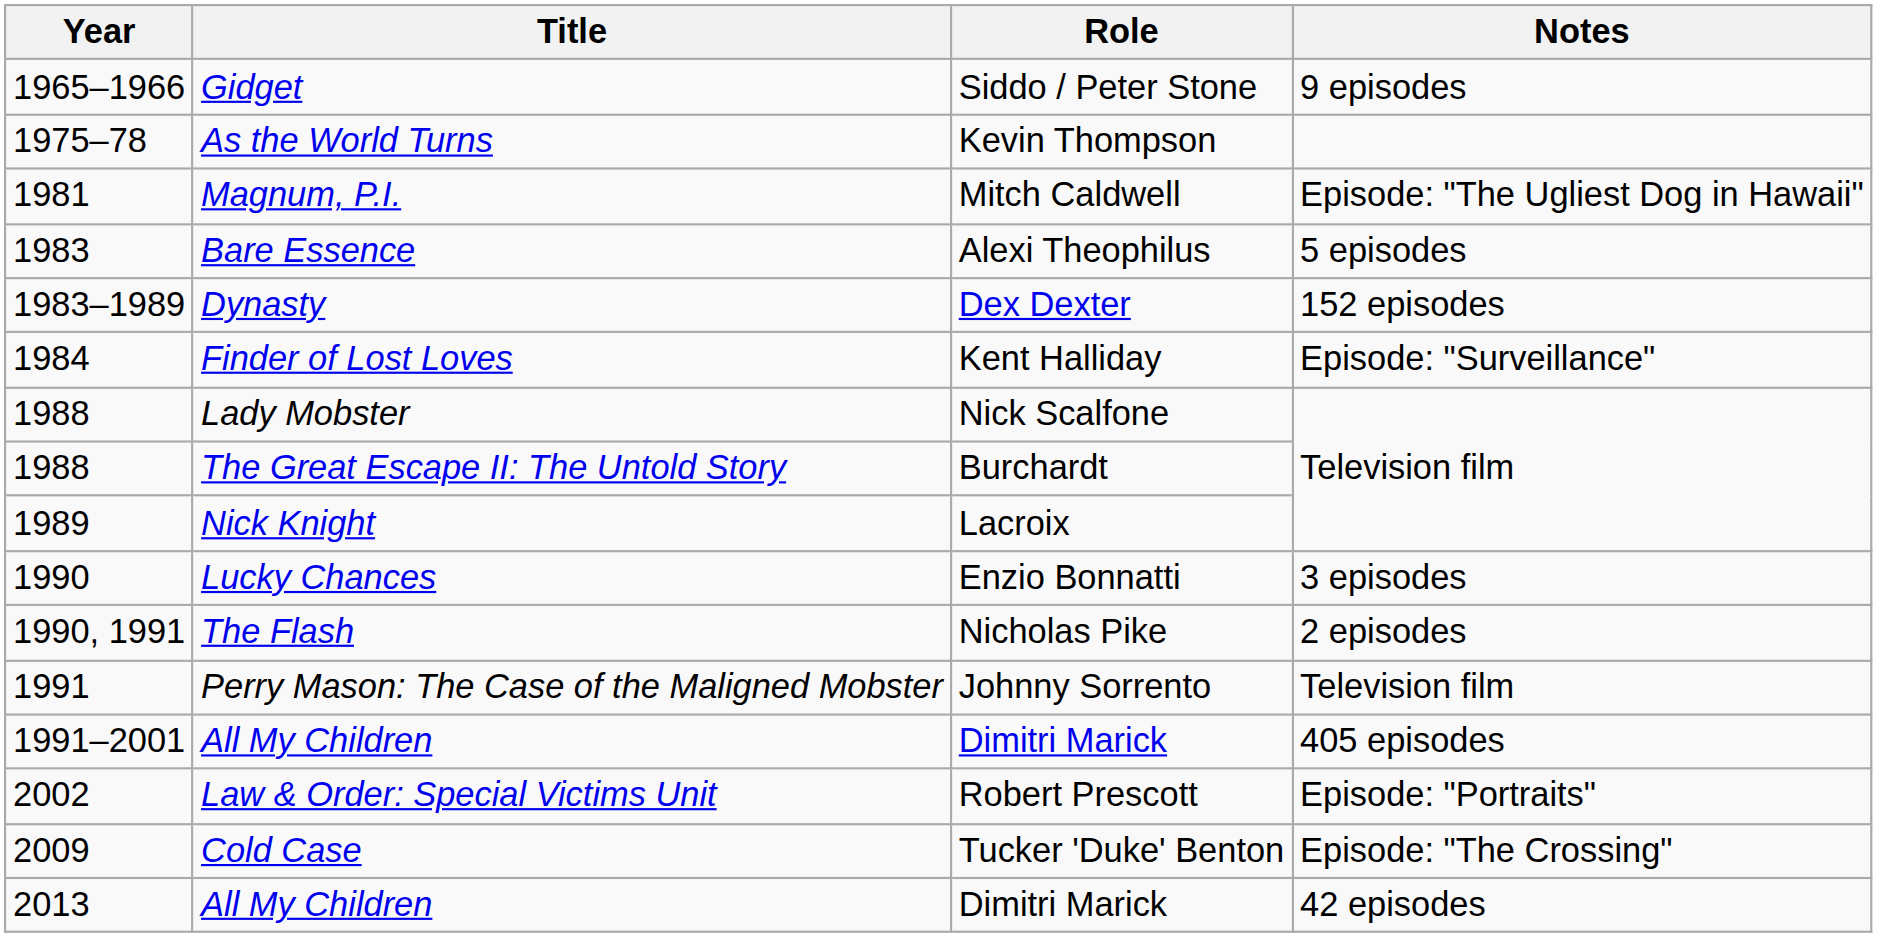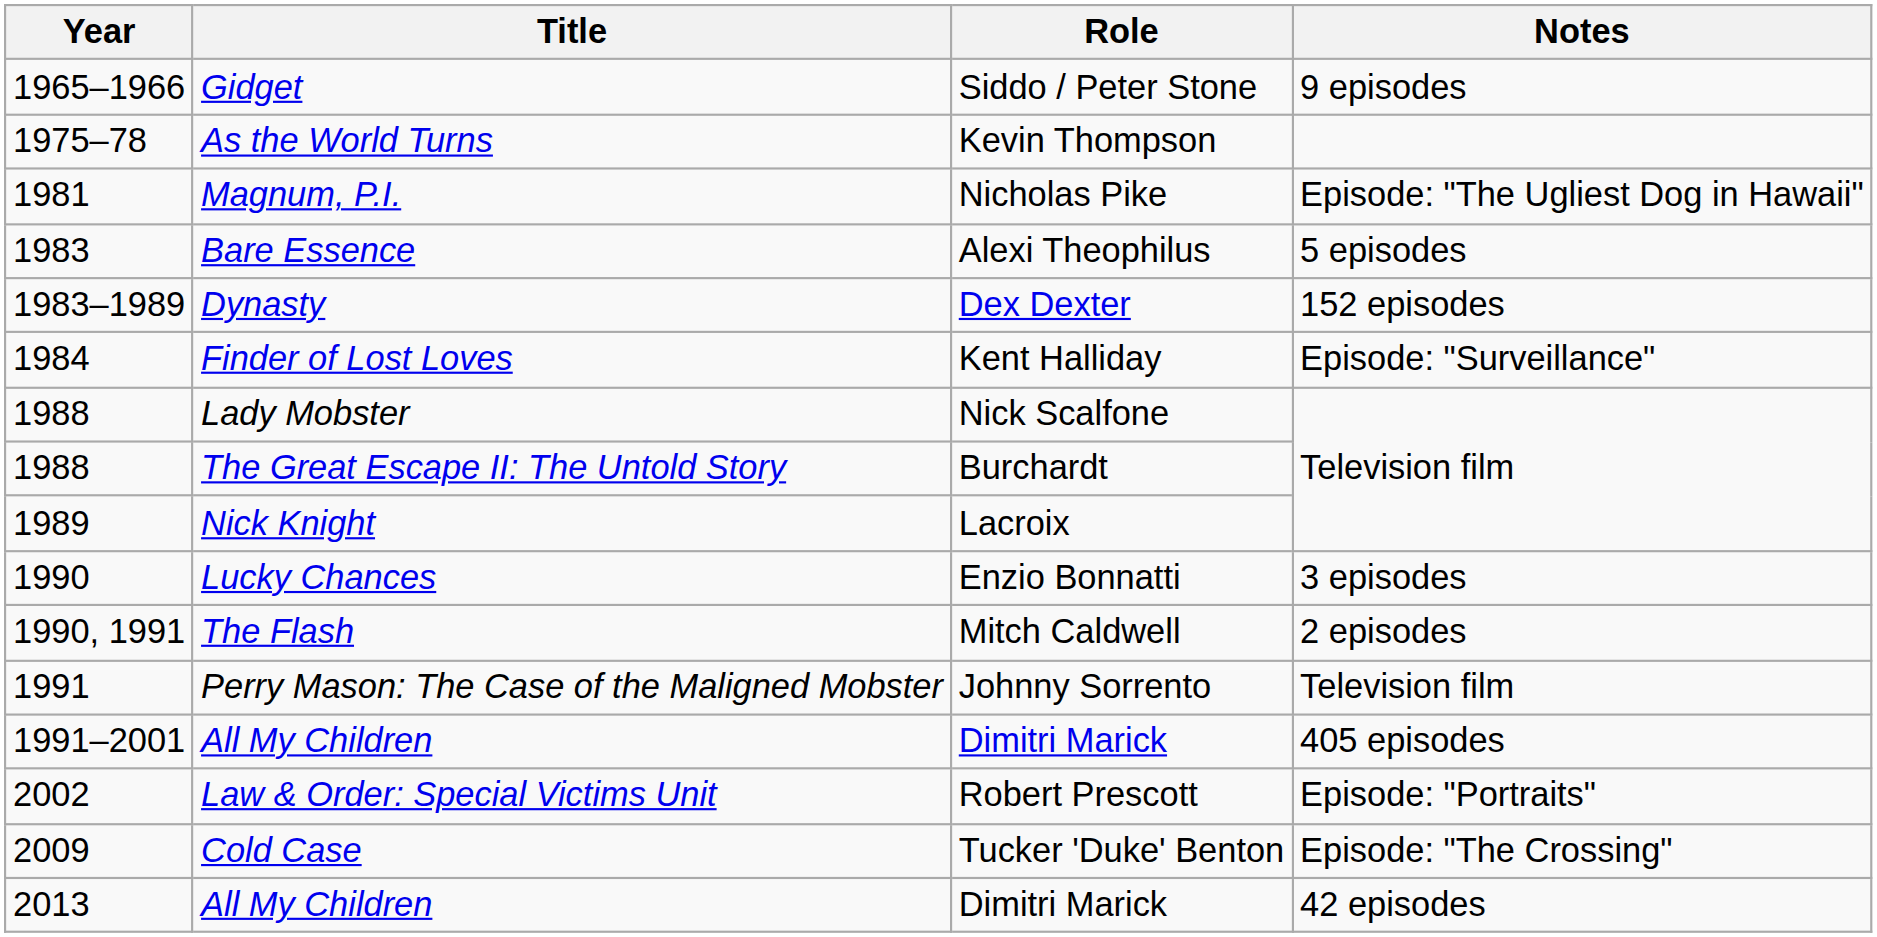(1070, 195) Mitch Caldwell -> (1063, 195) Nicholas Pike
(1063, 631) Nicholas Pike -> (1070, 631) Mitch Caldwell
